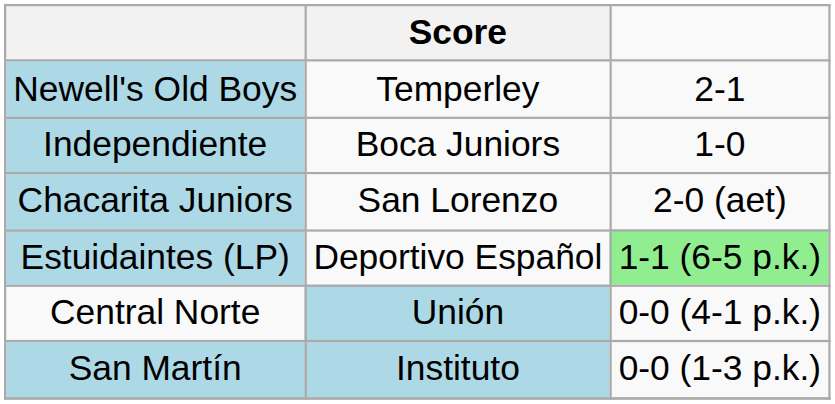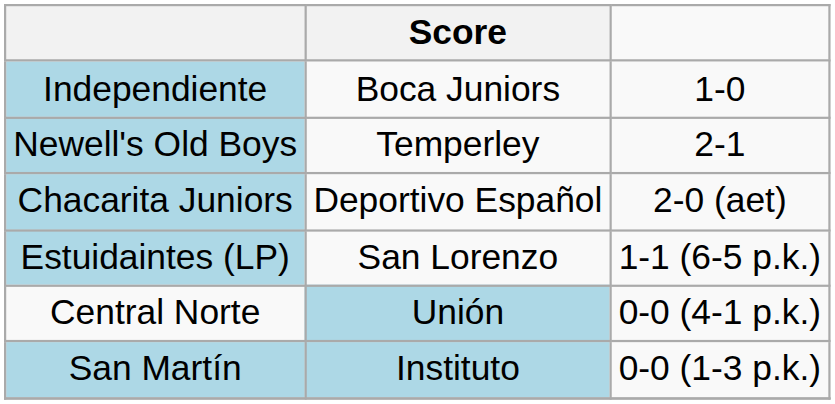rows swapped: (155, 144) <-> (155, 88)
(458, 200) San Lorenzo -> (458, 200) Deportivo Español
(458, 256) Deportivo Español -> (458, 256) San Lorenzo
(720, 256) lightgreen background -> (720, 256) no background
